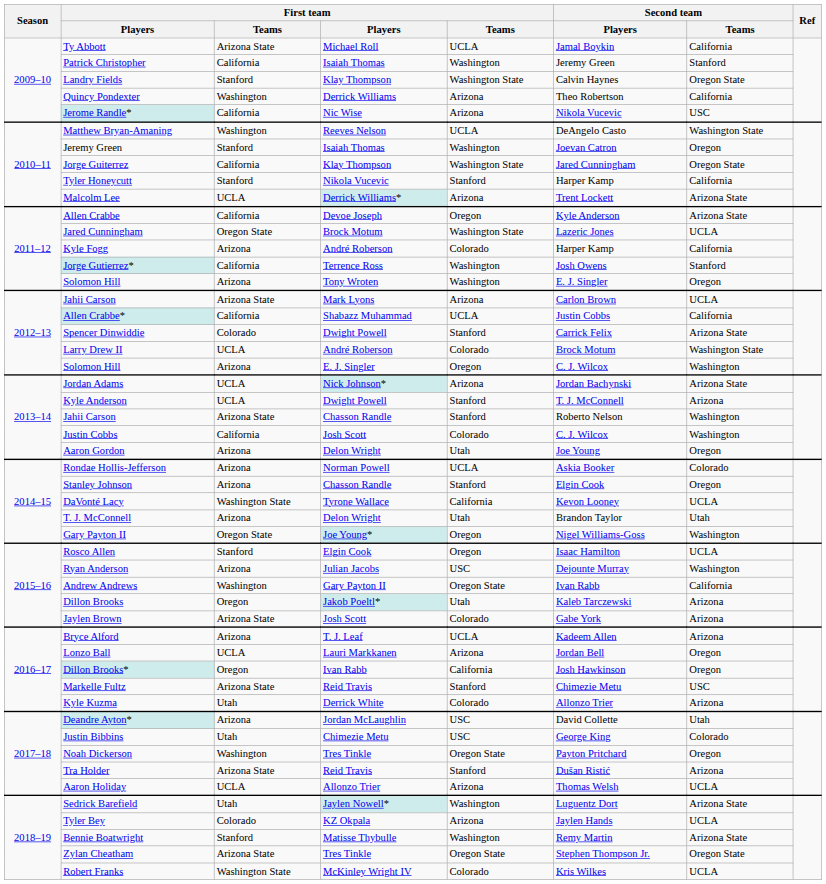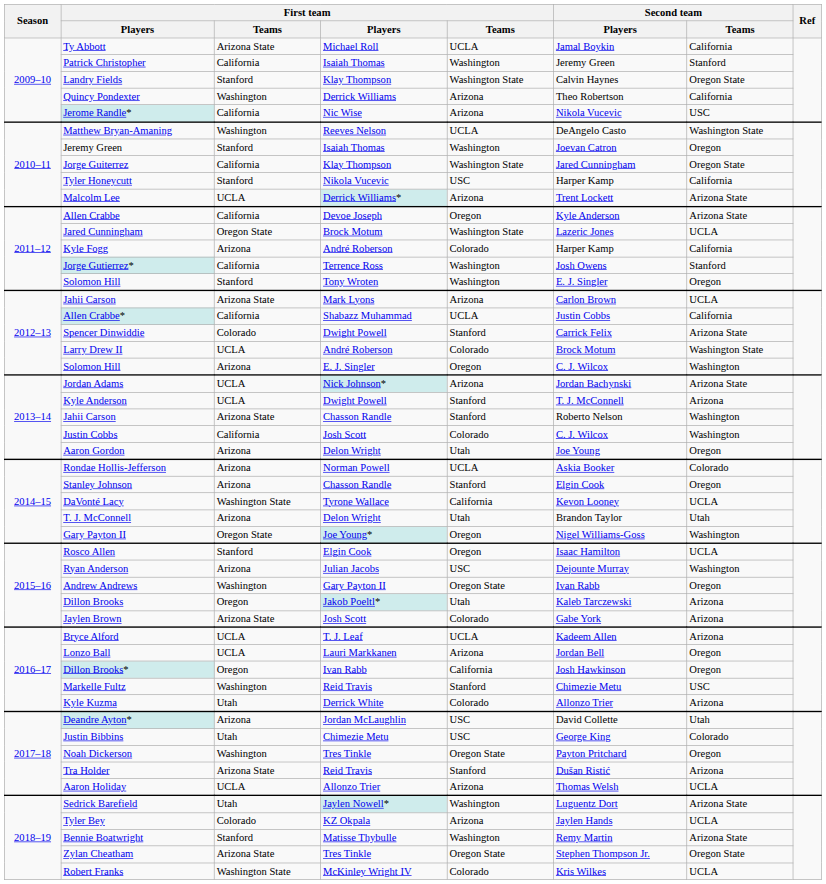(468, 181) Stanford -> (460, 181) USC
(234, 282) Arizona -> (235, 282) Stanford
(711, 585) California -> (705, 585) Oregon
(234, 636) Arizona -> (231, 636) UCLA
(246, 686) Arizona State -> (242, 686) Washington
